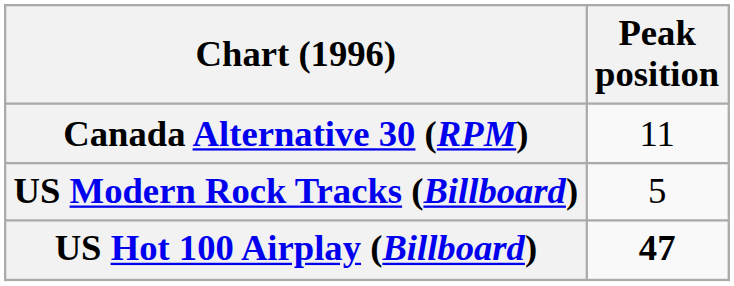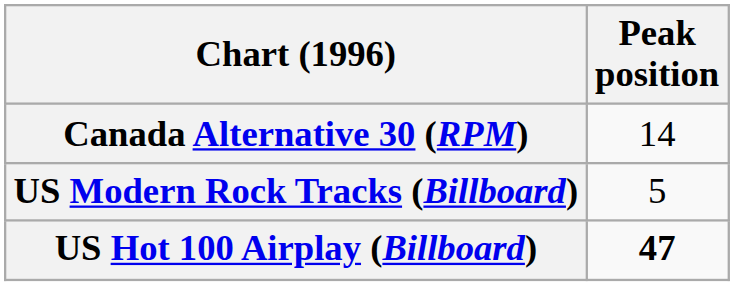(657, 132) 11 -> (657, 132) 14
